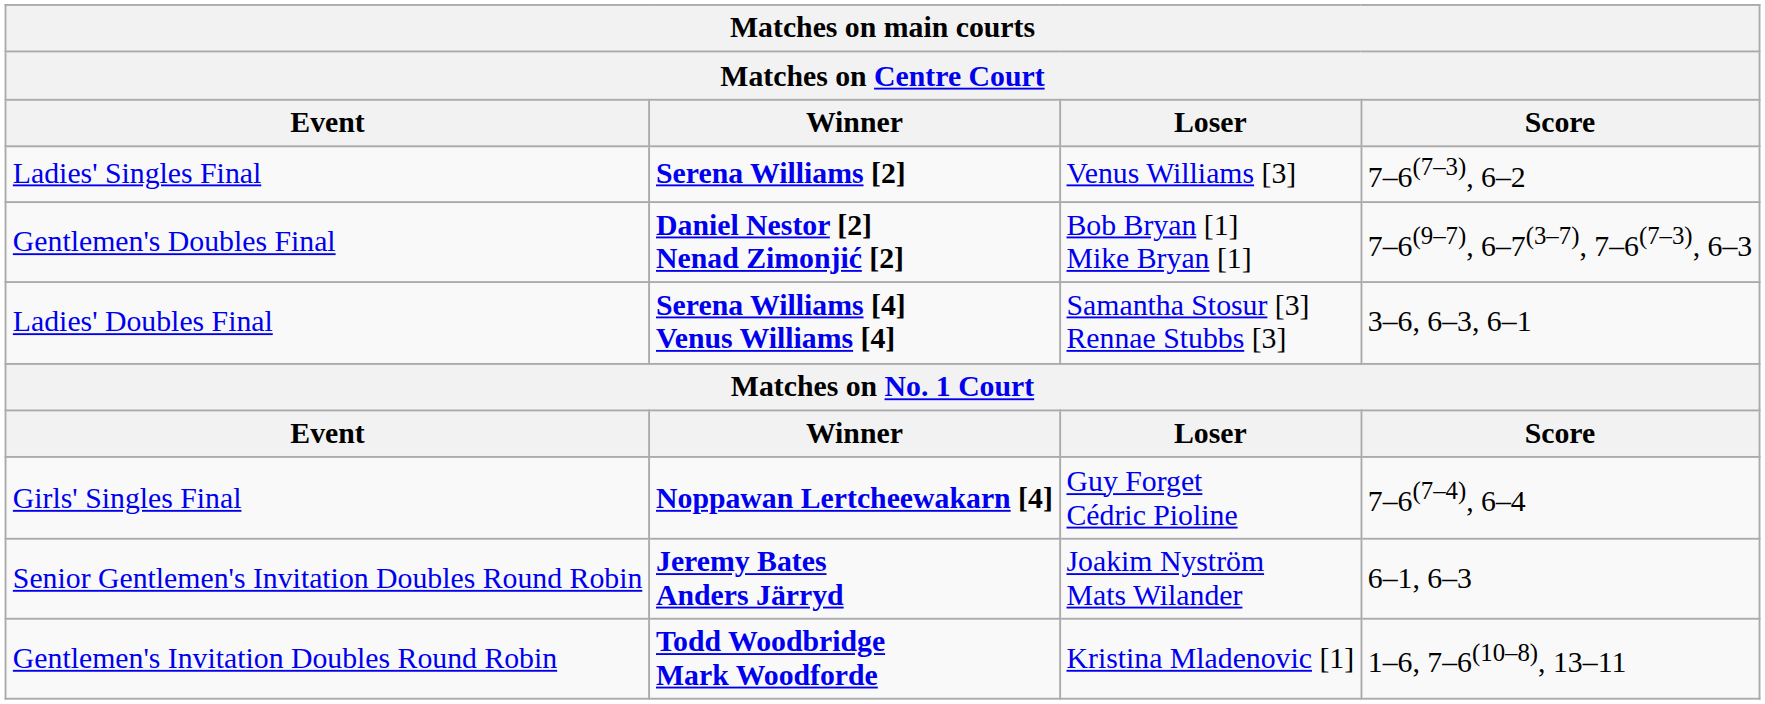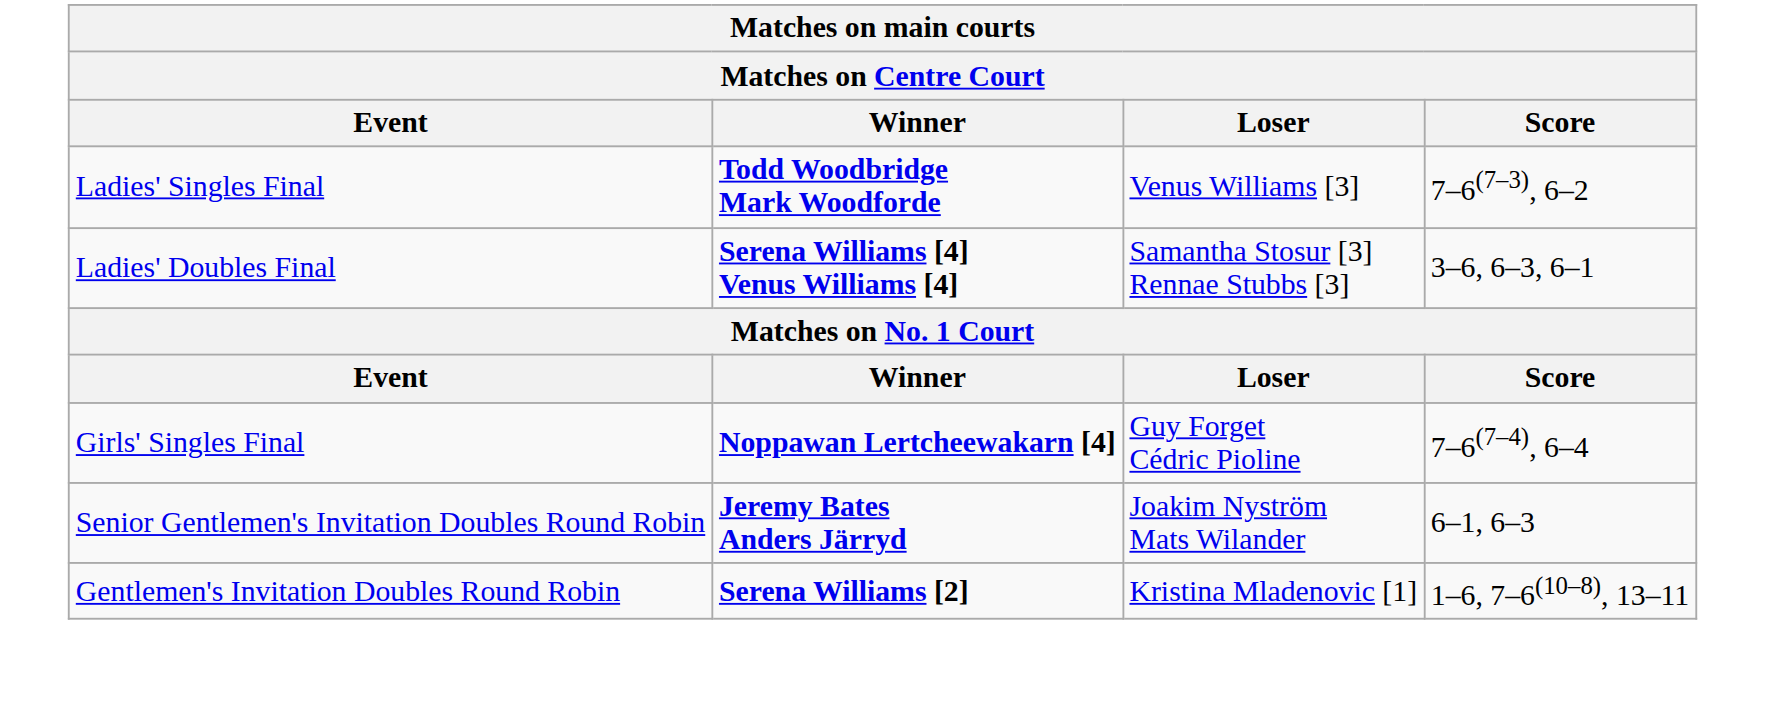(781, 173) Serena Williams [2] -> (834, 186) Todd Woodbridge Mark Woodforde
- row: (174, 241)
(771, 658) Todd Woodbridge Mark Woodforde -> (844, 590) Serena Williams [2]
